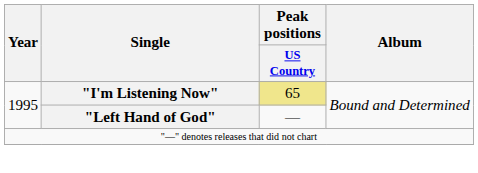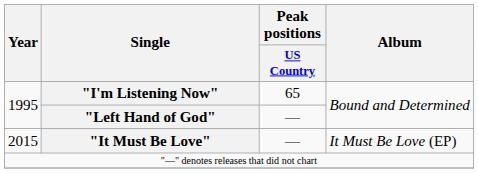(292, 93) khaki background -> (292, 93) no background
+ row: (150, 140)
